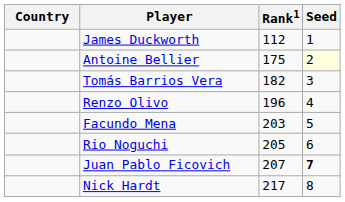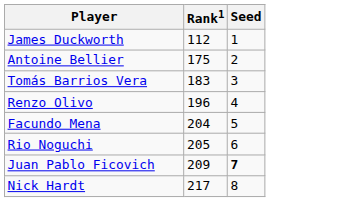- column: (42, 17)
(310, 60) lightyellow background -> (234, 60) no background
(274, 81) 182 -> (199, 81) 183
(274, 123) 203 -> (199, 123) 204
(274, 165) 207 -> (199, 165) 209
